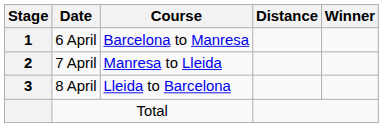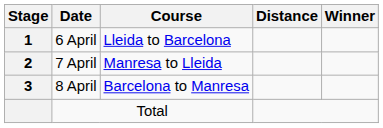(176, 39) Barcelona to Manresa -> (167, 39) Lleida to Barcelona
(167, 87) Lleida to Barcelona -> (176, 87) Barcelona to Manresa
